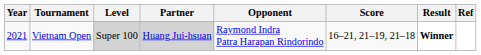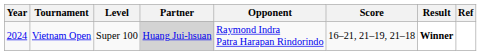(17, 36) 2021 -> (17, 36) 2024
(117, 36) lightgrey background -> (117, 36) no background
